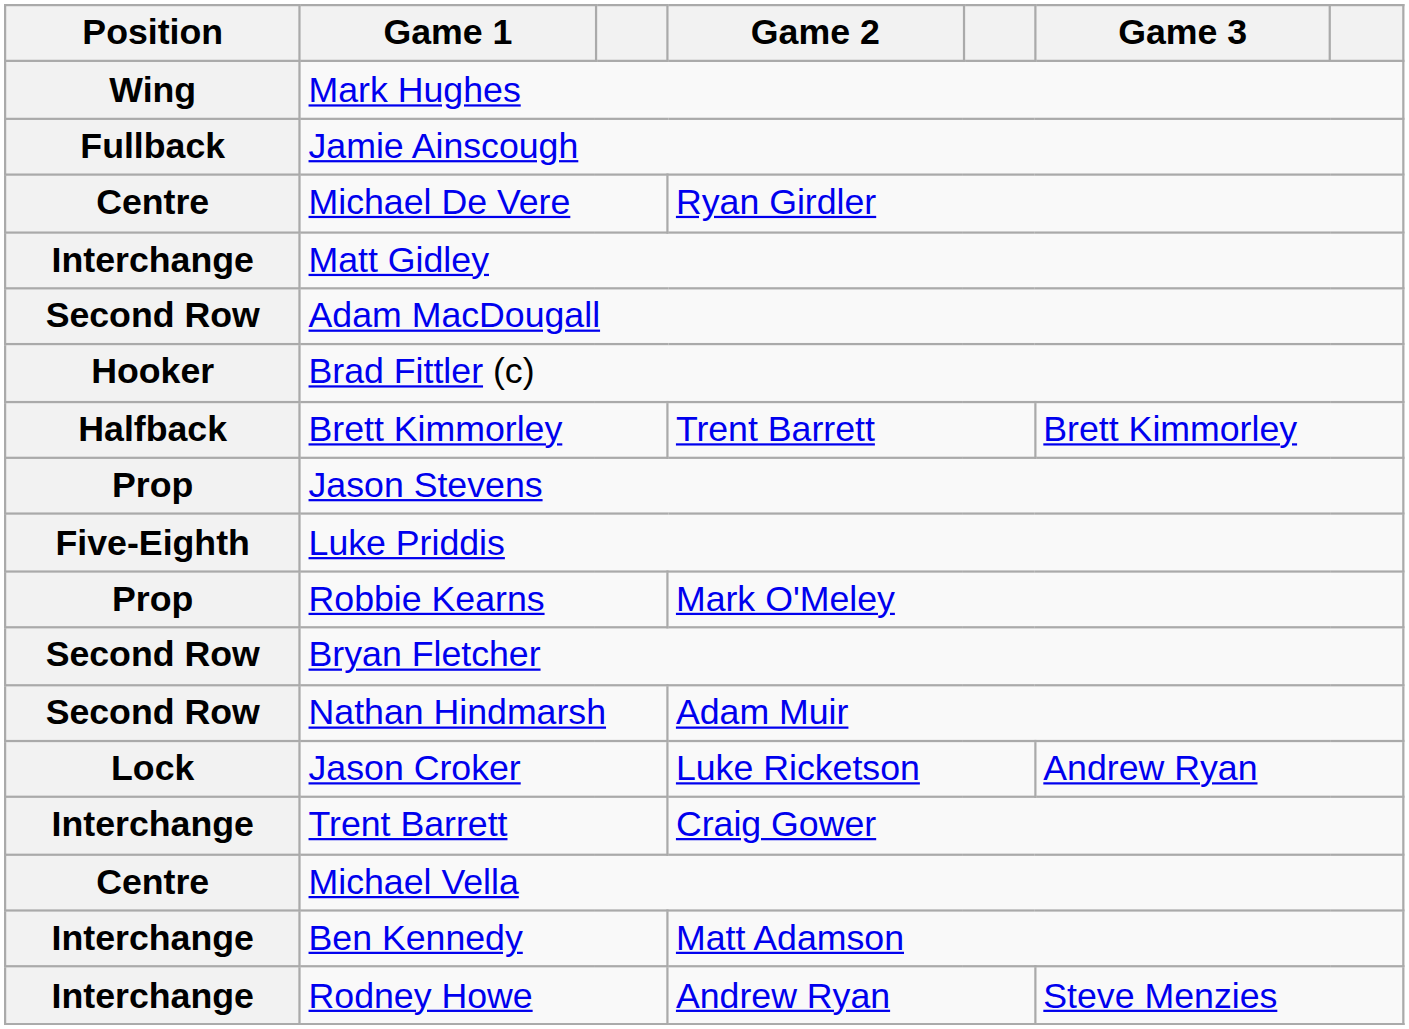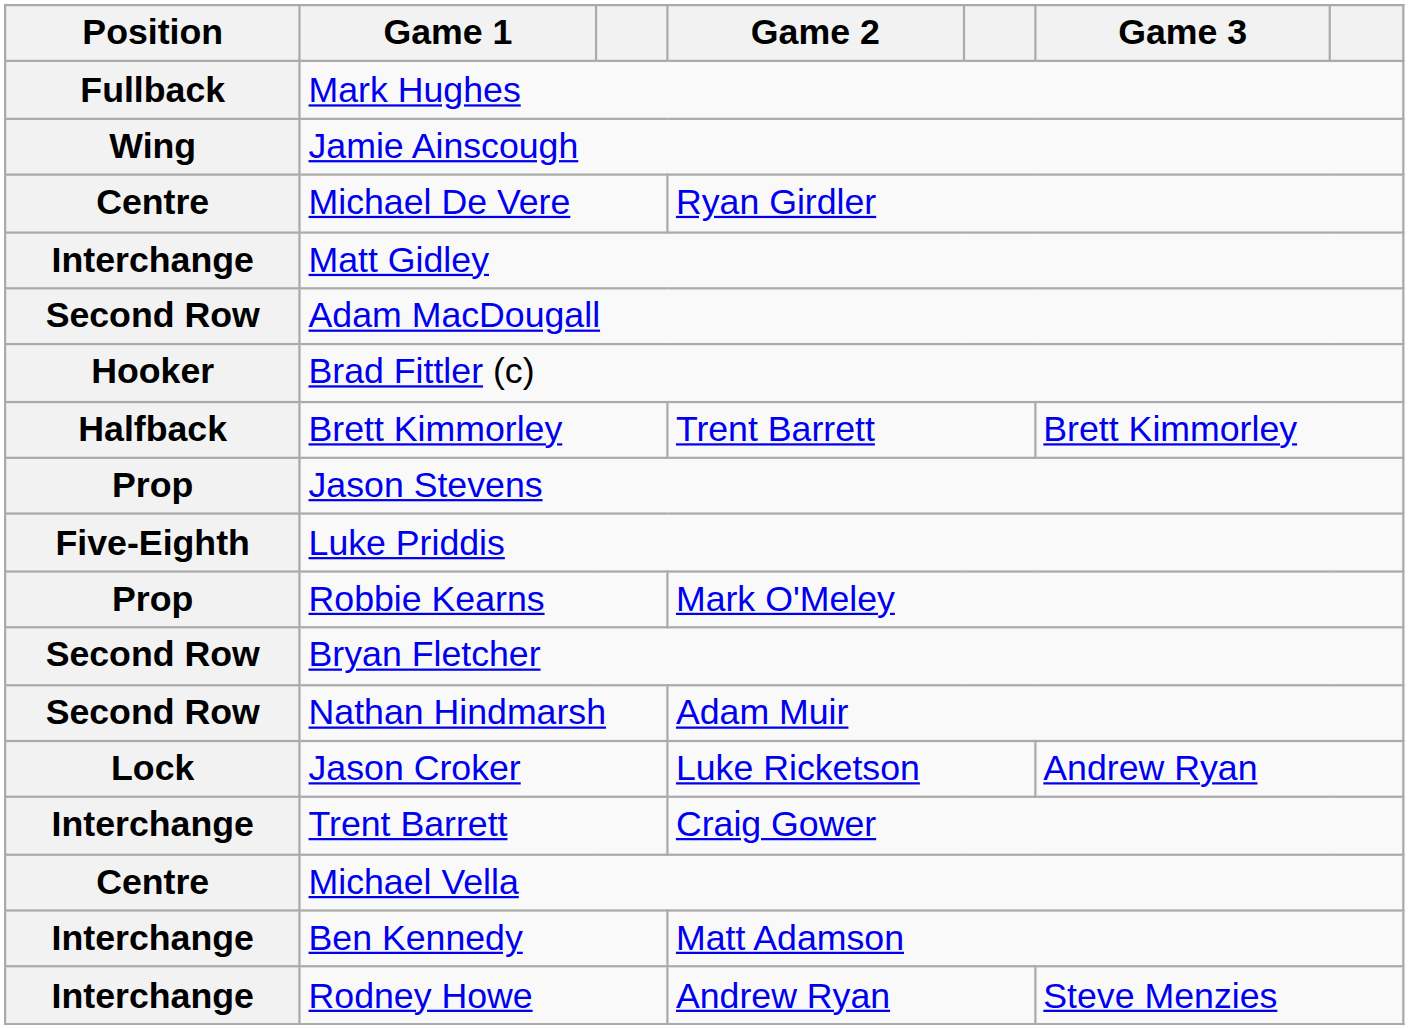(153, 89) Wing -> (153, 89) Fullback
(153, 145) Fullback -> (153, 145) Wing
